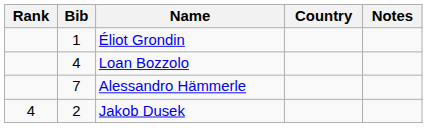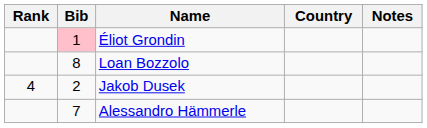(76, 39) no background -> (76, 39) pink background
(76, 63) 4 -> (76, 63) 8
rows swapped: (172, 87) <-> (142, 110)
